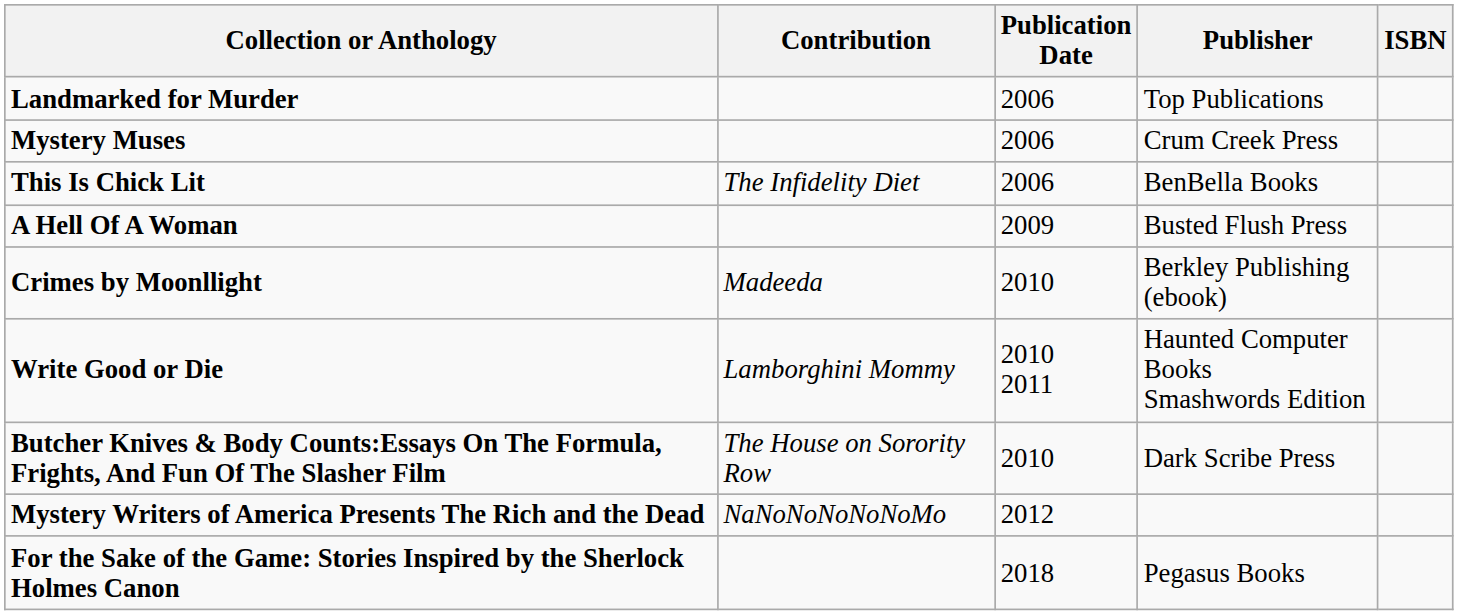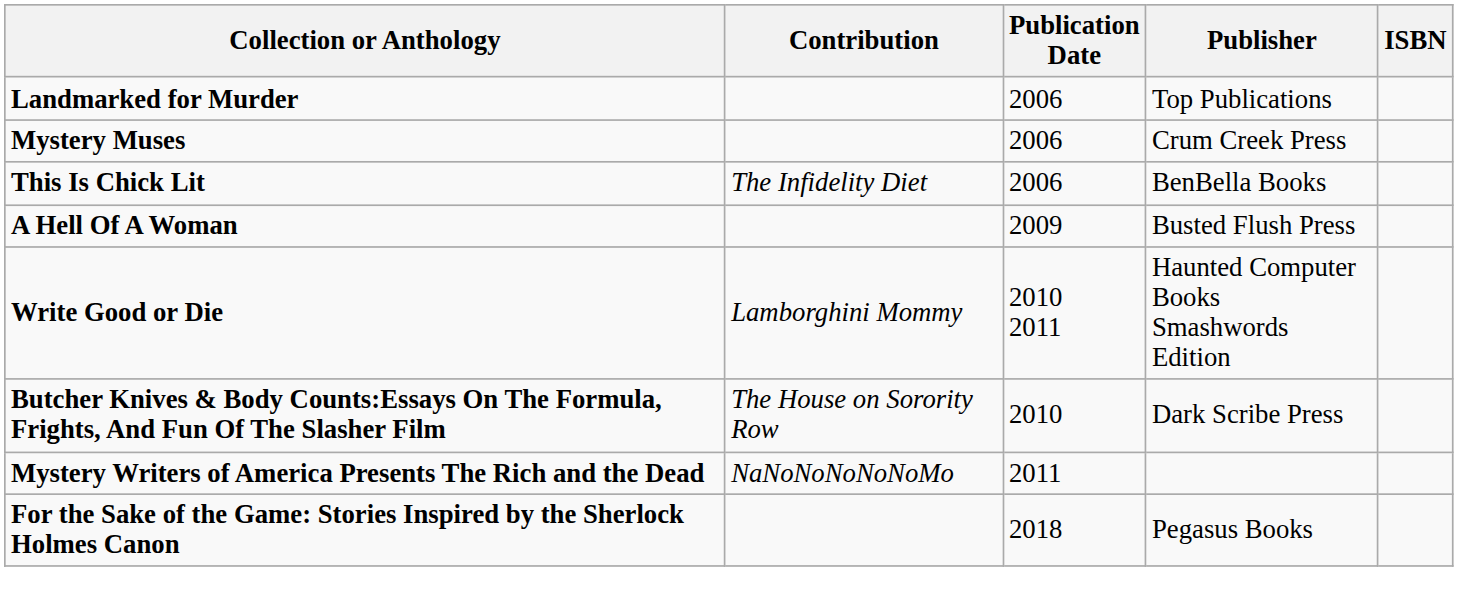- row: (136, 282)
(1027, 514) 2012 -> (1035, 472) 2011
